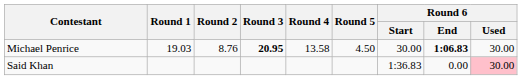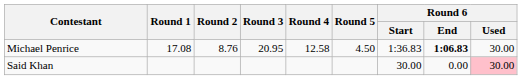(179, 48) 19.03 -> (179, 48) 17.08
(271, 48) bold -> (271, 48) normal
(317, 48) 13.58 -> (317, 48) 12.58
(409, 48) 30.00 -> (405, 48) 1:36.83
(405, 65) 1:36.83 -> (409, 65) 30.00
